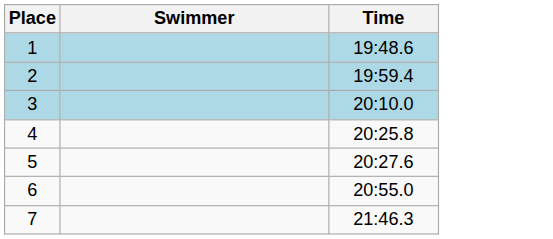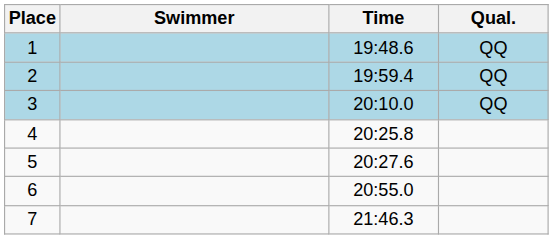+ column: (493, 18)
